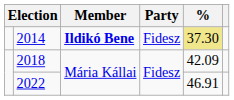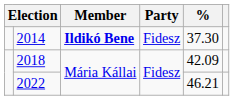(203, 38) khaki background -> (203, 38) no background
(203, 83) 46.91 -> (203, 83) 46.21
